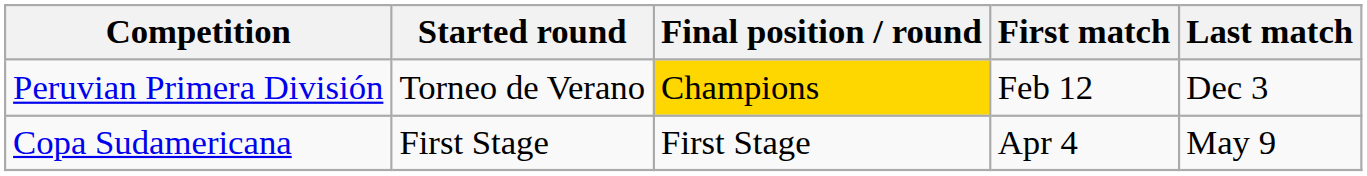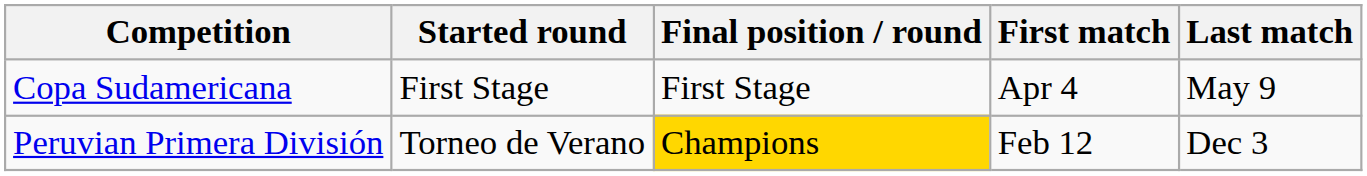rows swapped: (198, 87) <-> (152, 142)
